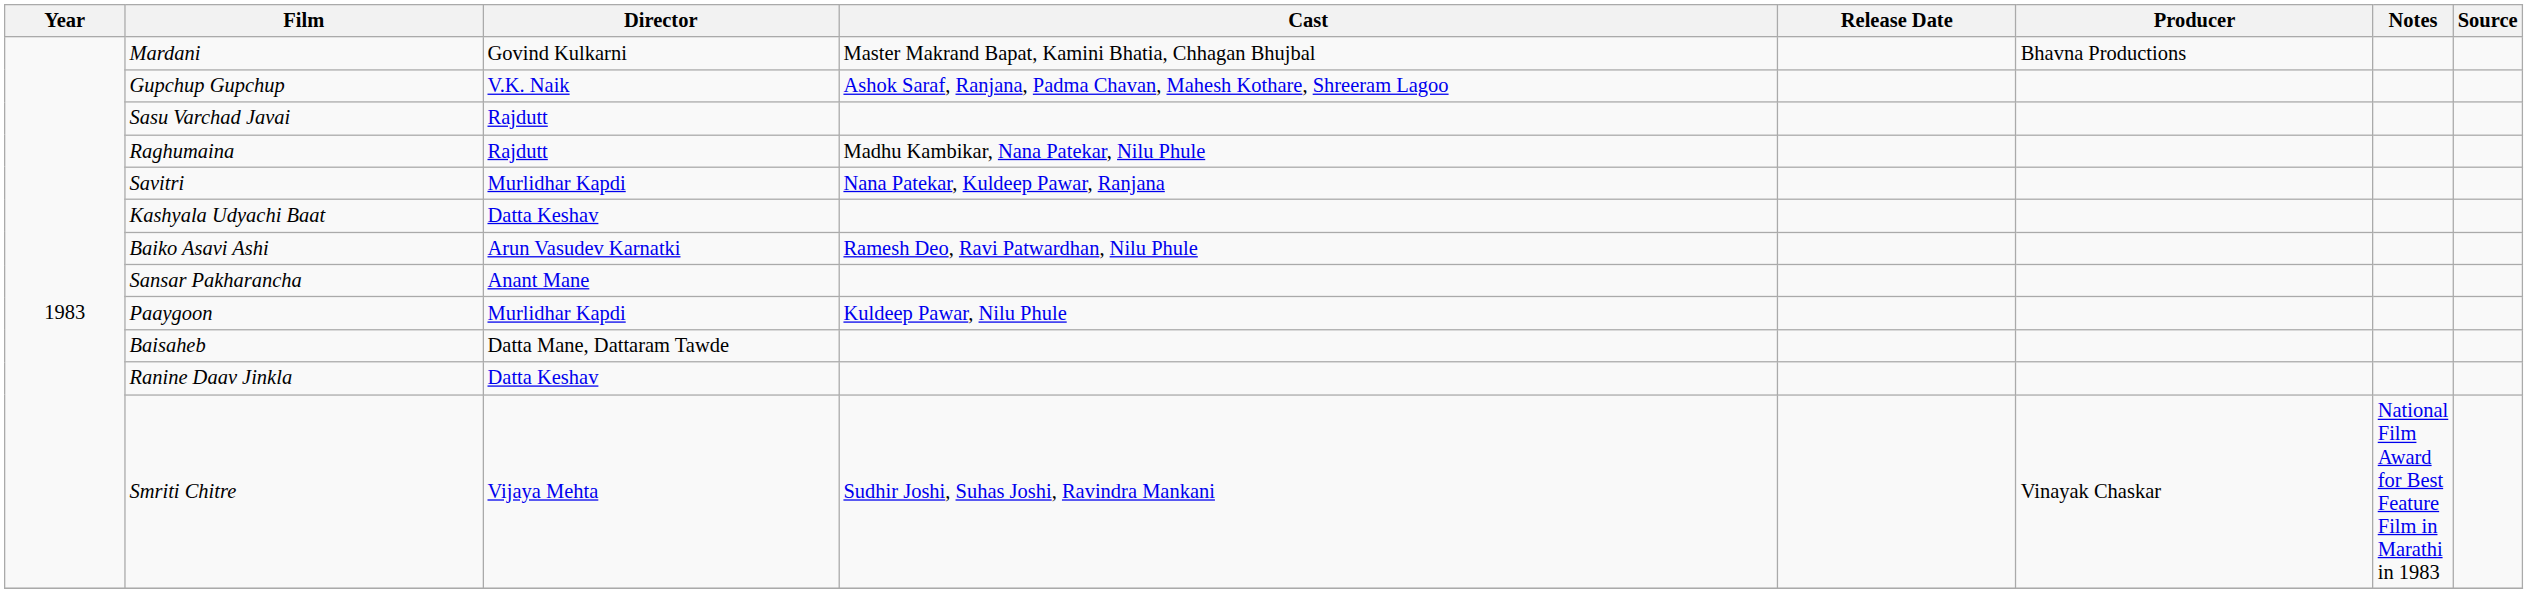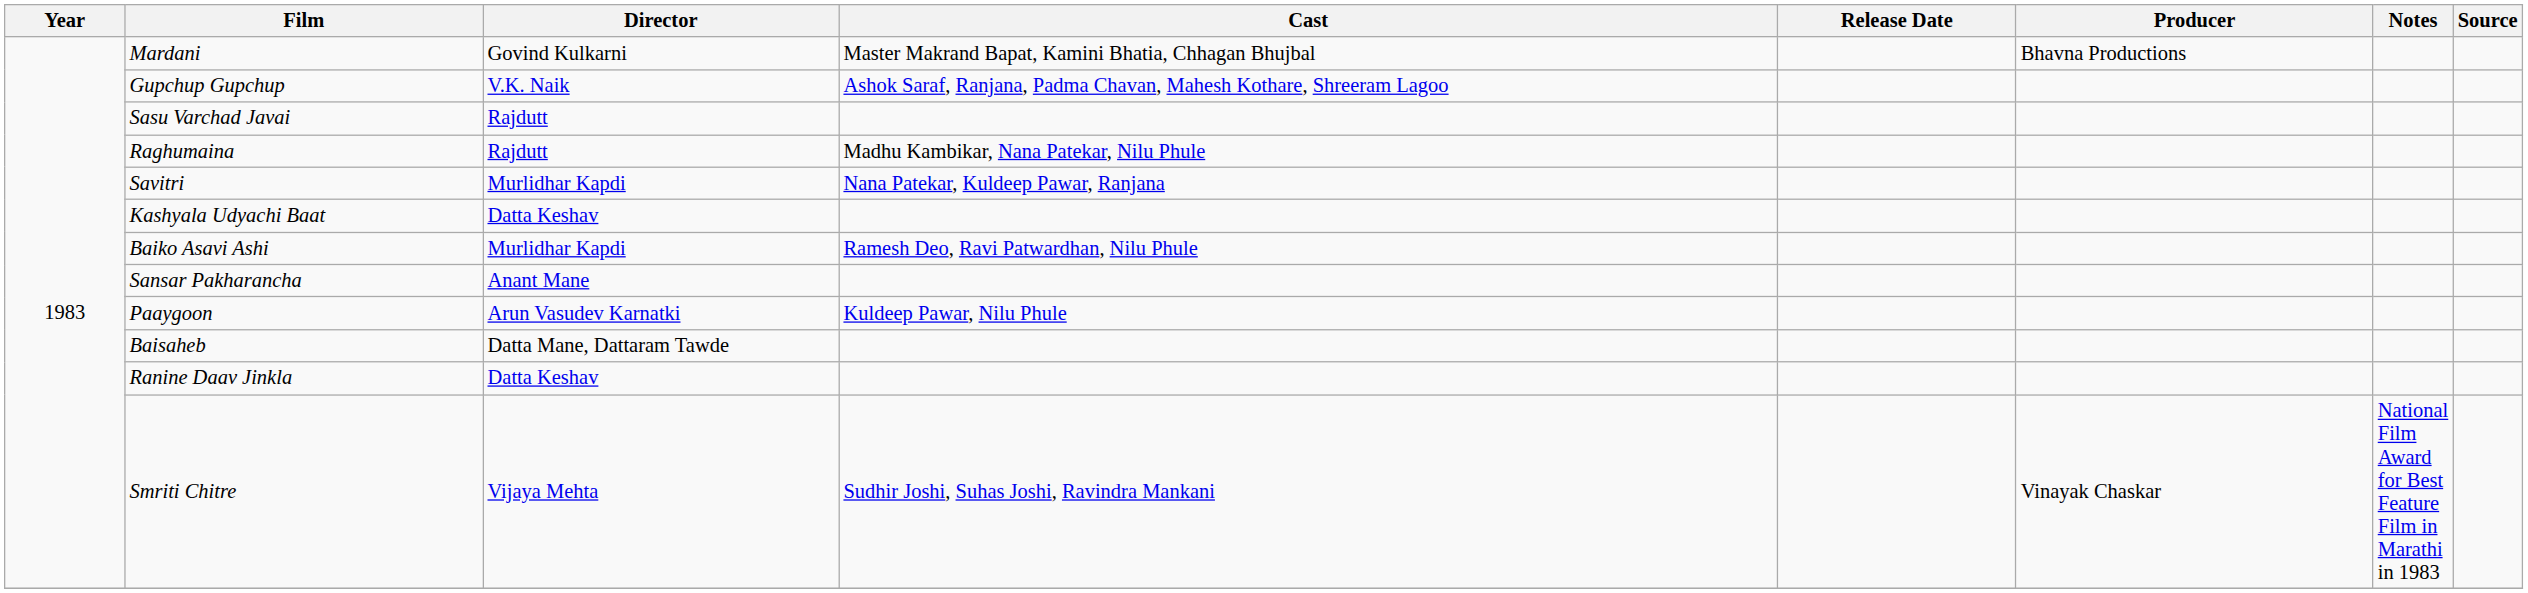(584, 248) Arun Vasudev Karnatki -> (557, 248) Murlidhar Kapdi
(557, 313) Murlidhar Kapdi -> (584, 313) Arun Vasudev Karnatki
